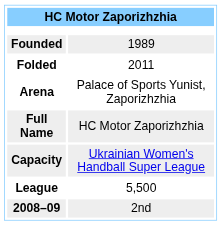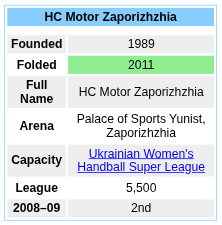(141, 64) no background -> (141, 64) lightgreen background
rows swapped: (37, 126) <-> (37, 92)
